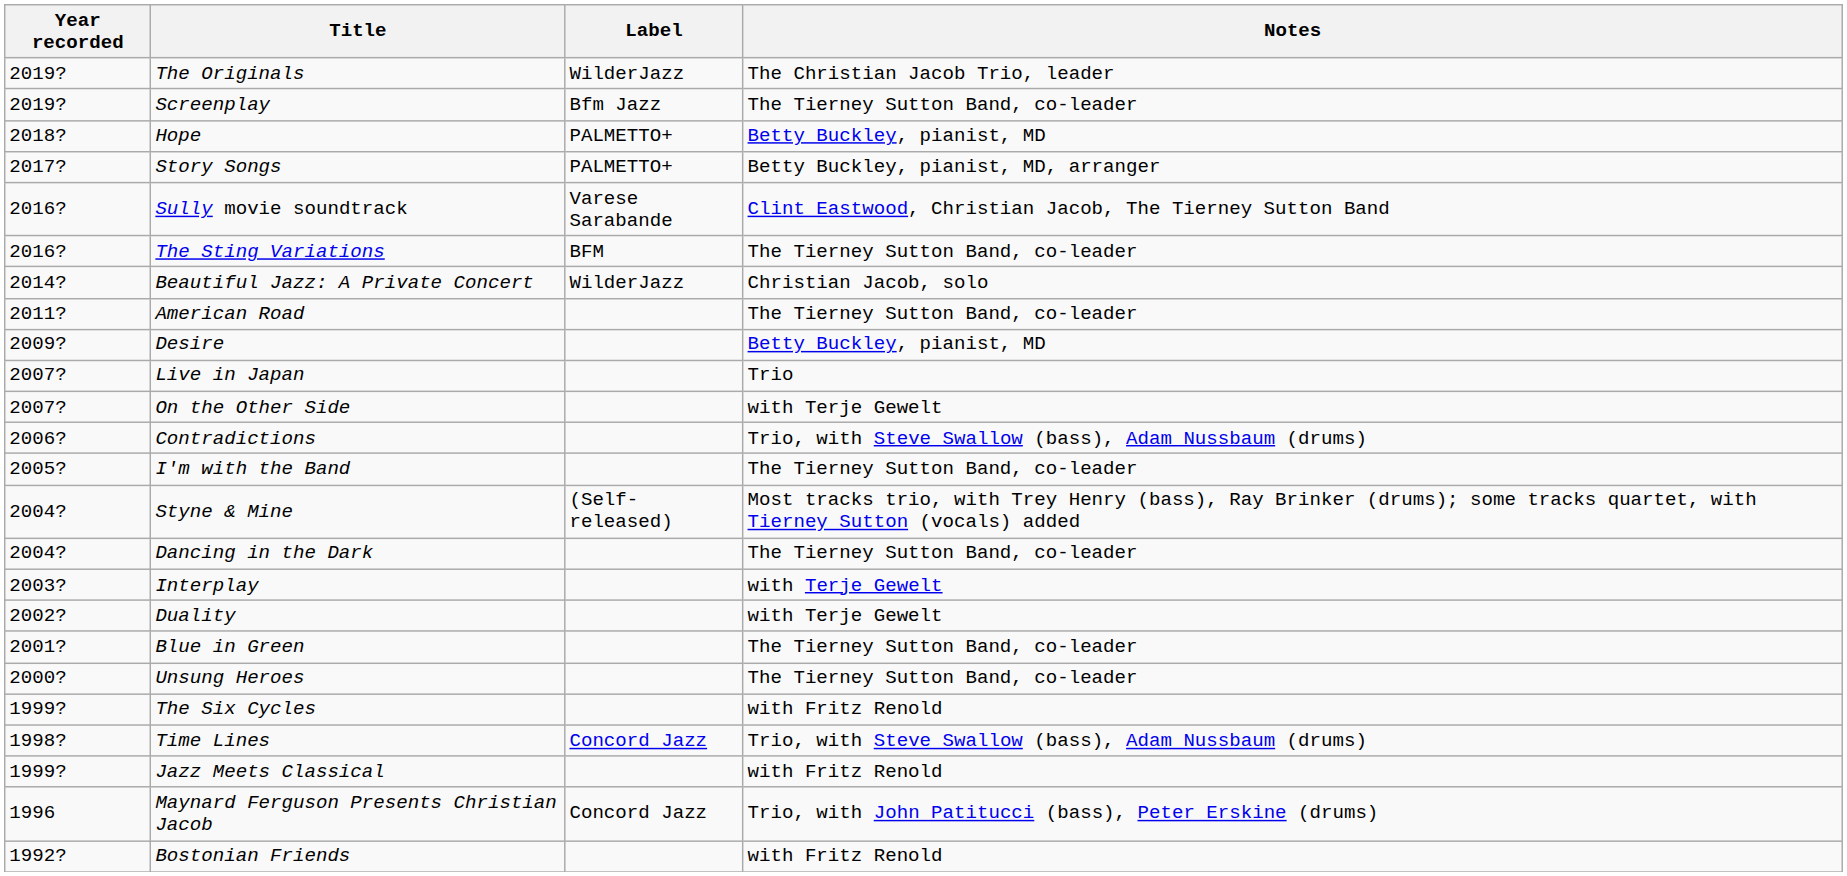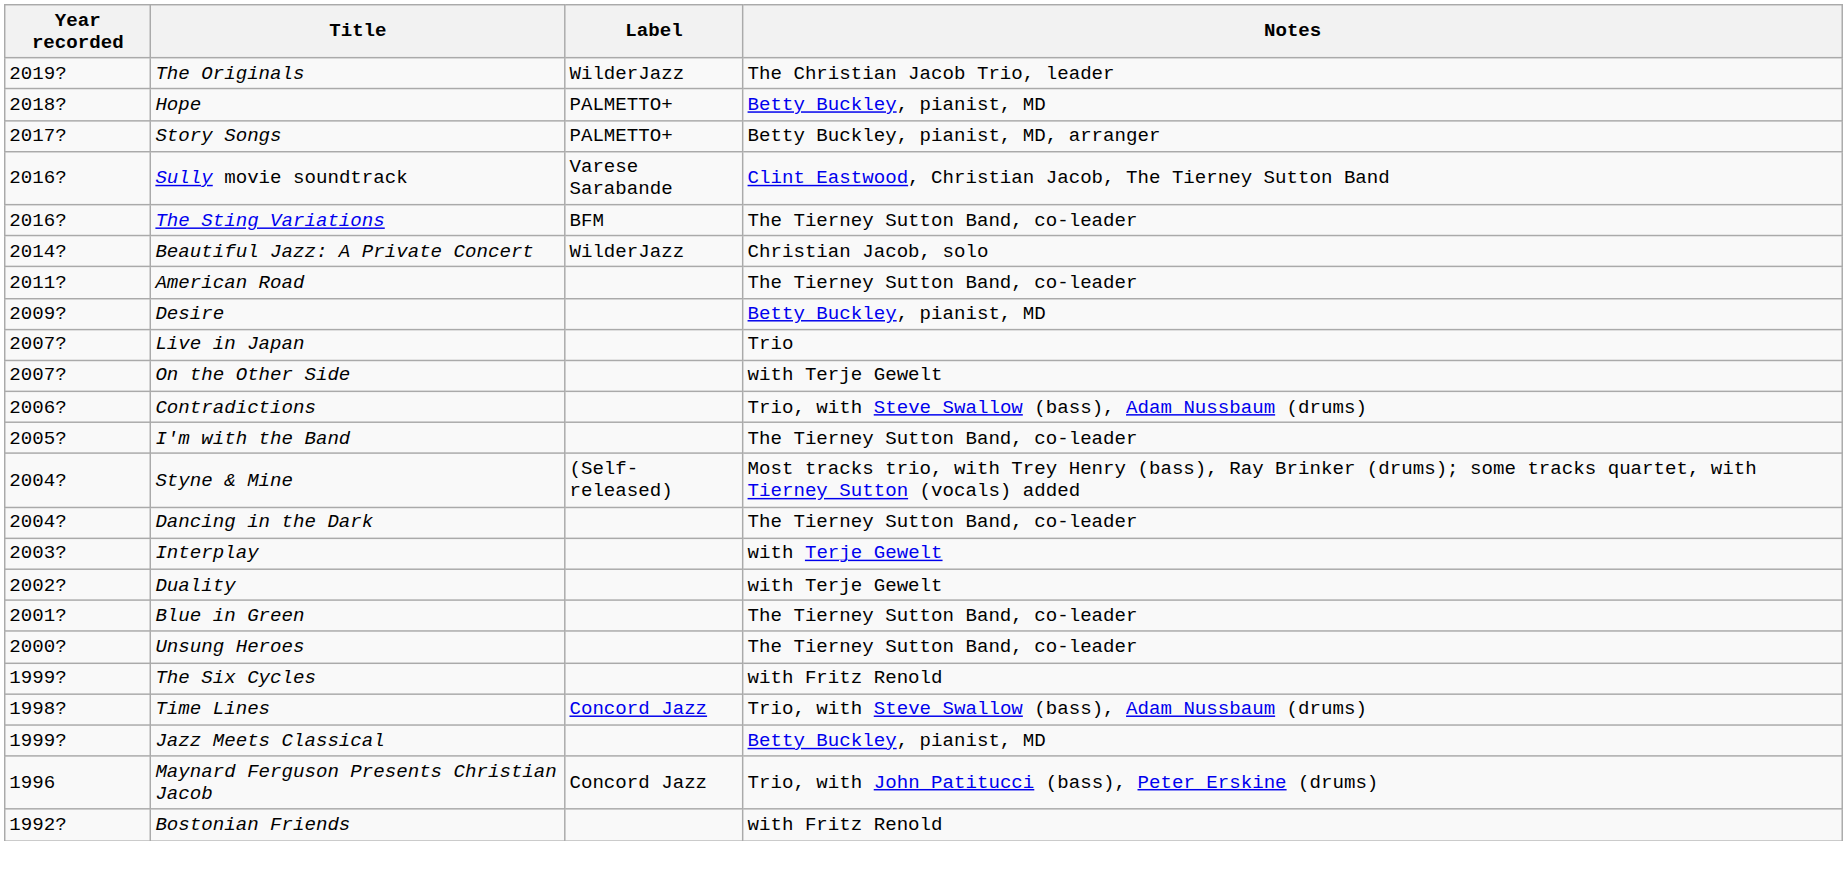- row: (213, 105)
(845, 772) with Fritz Renold -> (897, 741) Betty Buckley, pianist, MD
